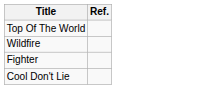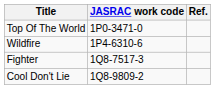+ column: (137, 12)
